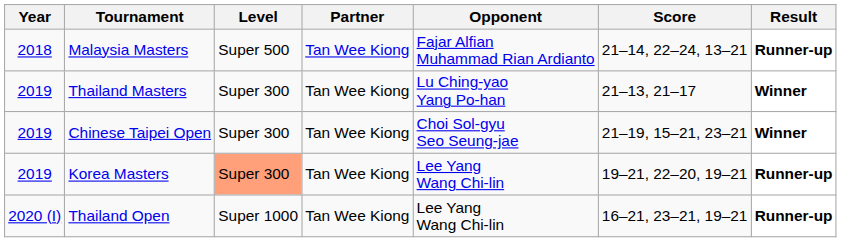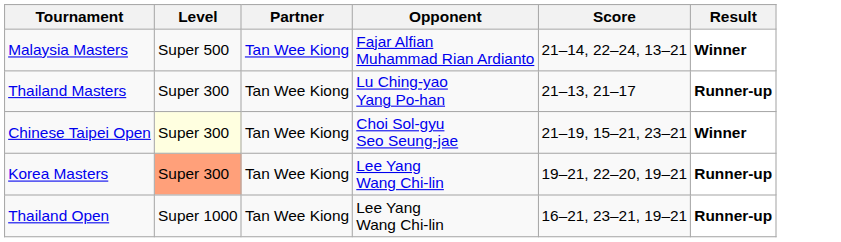- column: (35, 17)
(794, 50) Runner-up -> (720, 50) Winner
(781, 91) Winner -> (733, 91) Runner-up
(254, 133) no background -> (194, 133) lightyellow background
